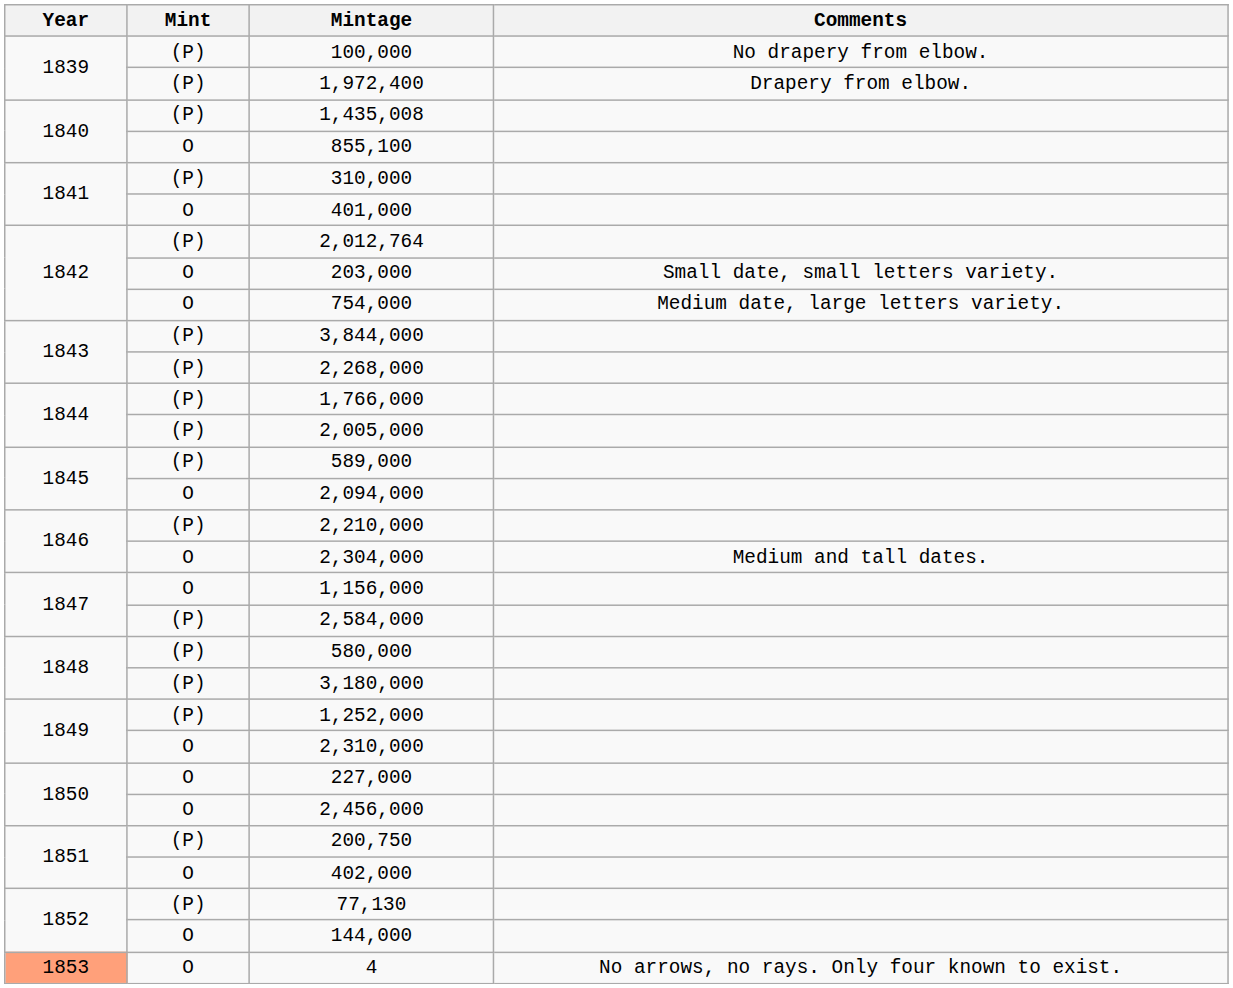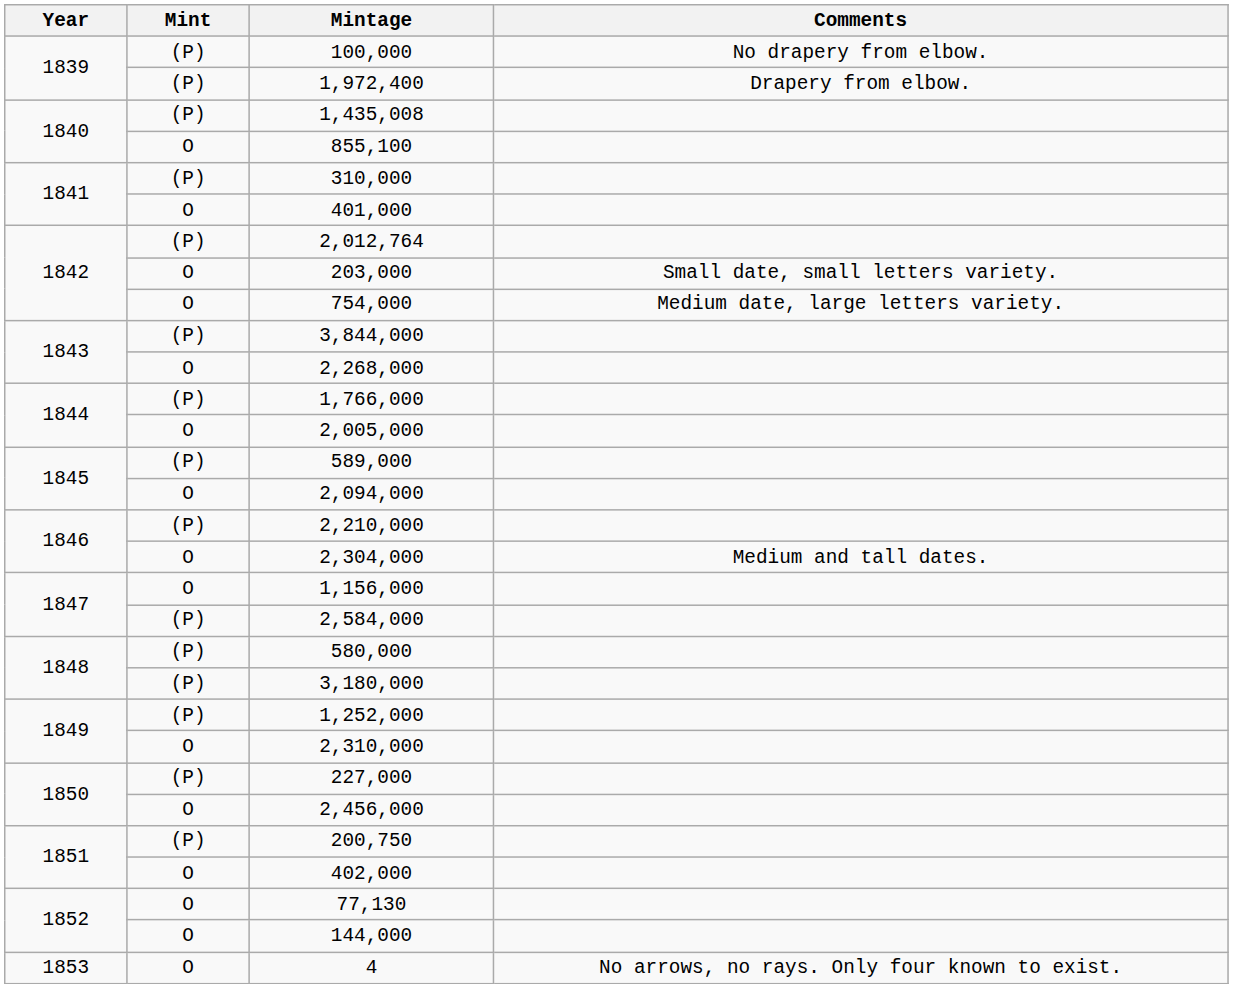(188, 368) (P) -> (188, 368) O
(188, 431) (P) -> (188, 431) O
(188, 778) O -> (188, 778) (P)
(188, 904) (P) -> (188, 904) O
(66, 968) lightsalmon background -> (66, 968) no background
